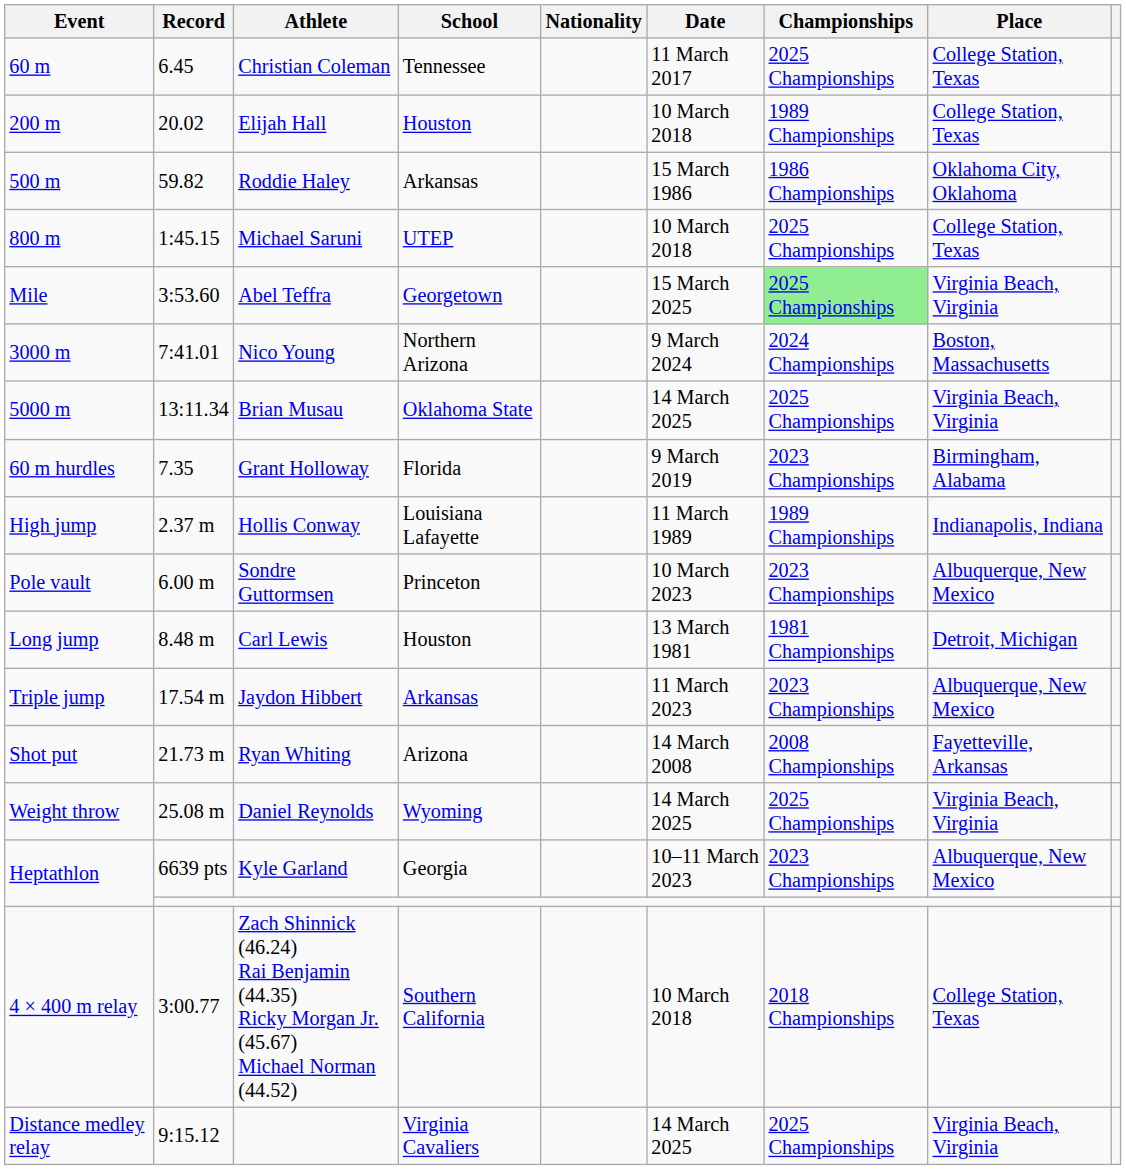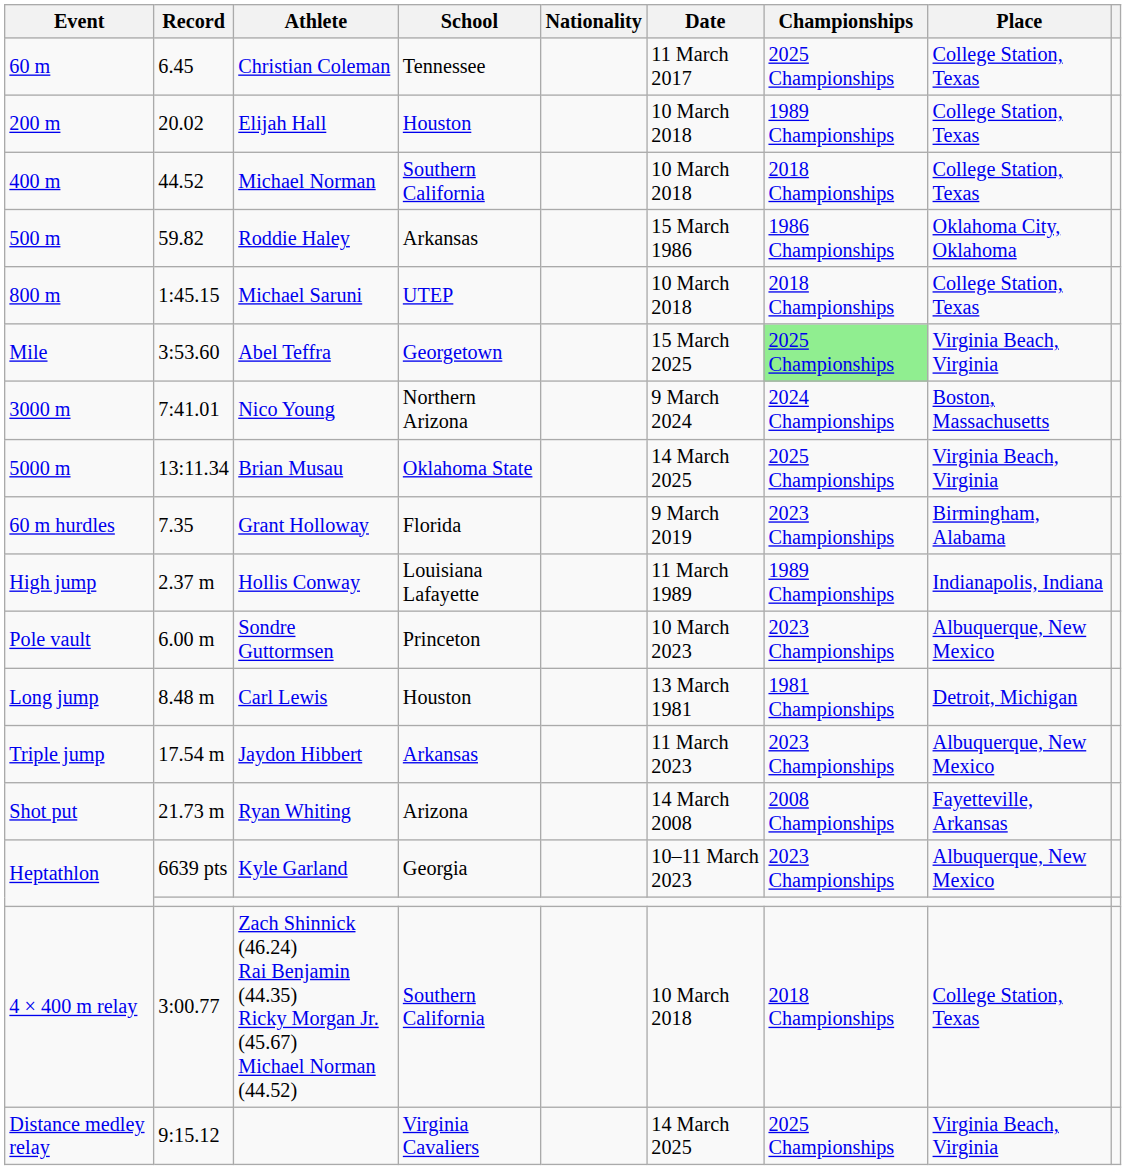+ row: (35, 181)
(831, 238) 2025 Championships -> (831, 295) 2018 Championships
- row: (64, 811)
